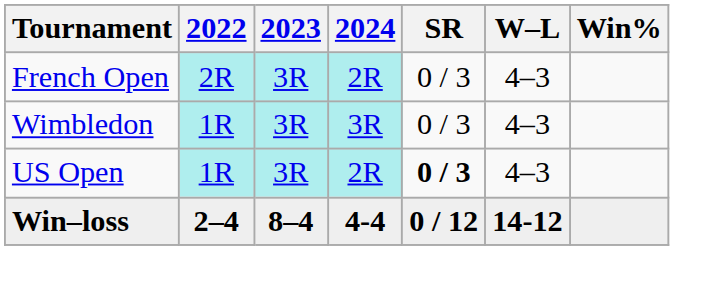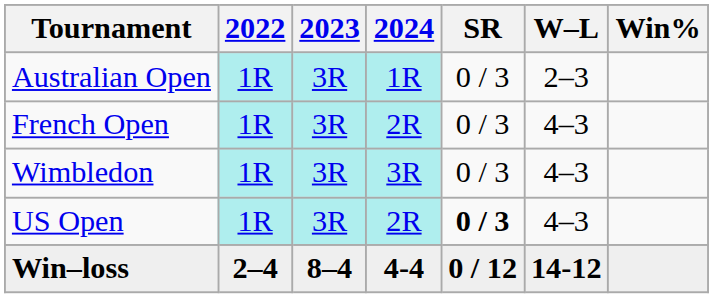+ row: (111, 76)
(216, 76) 2R -> (255, 124) 1R
